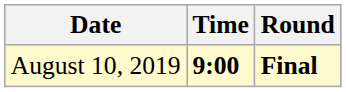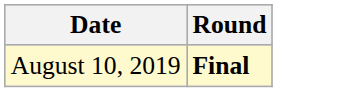- column: (221, 24)
